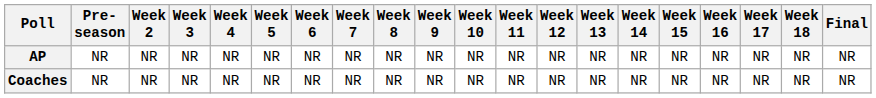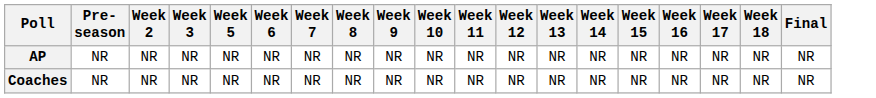- column: (231, 25)
